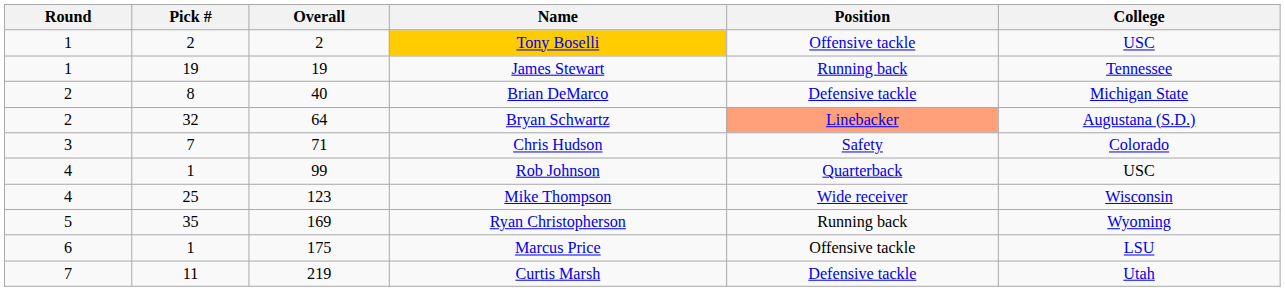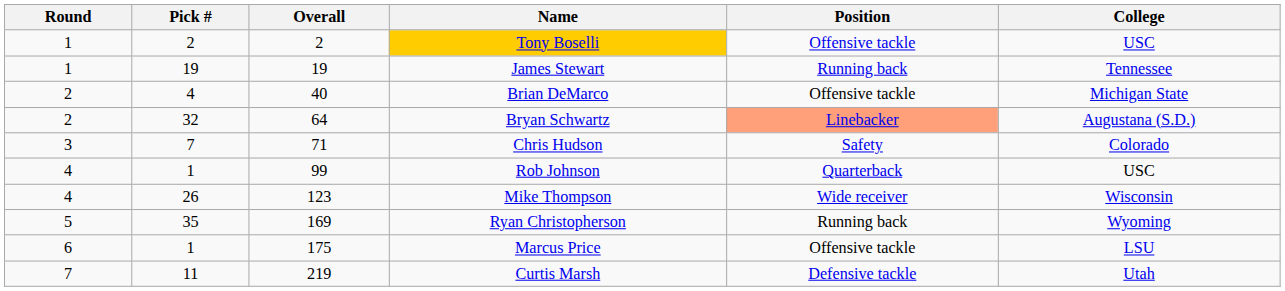(191, 94) 8 -> (191, 94) 4
(862, 94) Defensive tackle -> (862, 94) Offensive tackle
(191, 196) 25 -> (191, 196) 26
